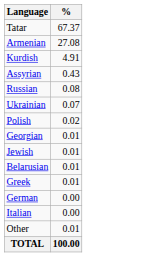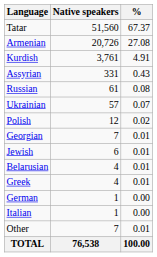+ column: (86, 12)
